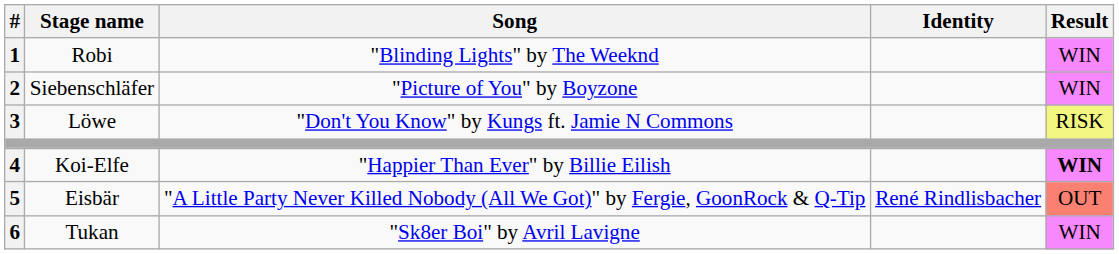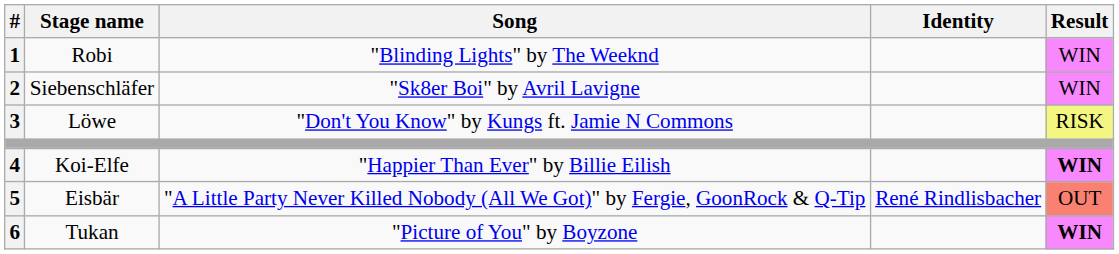(515, 88) "Picture of You" by Boyzone -> (515, 88) "Sk8er Boi" by Avril Lavigne
(515, 231) "Sk8er Boi" by Avril Lavigne -> (515, 231) "Picture of You" by Boyzone
(1080, 231) normal -> (1080, 231) bold
